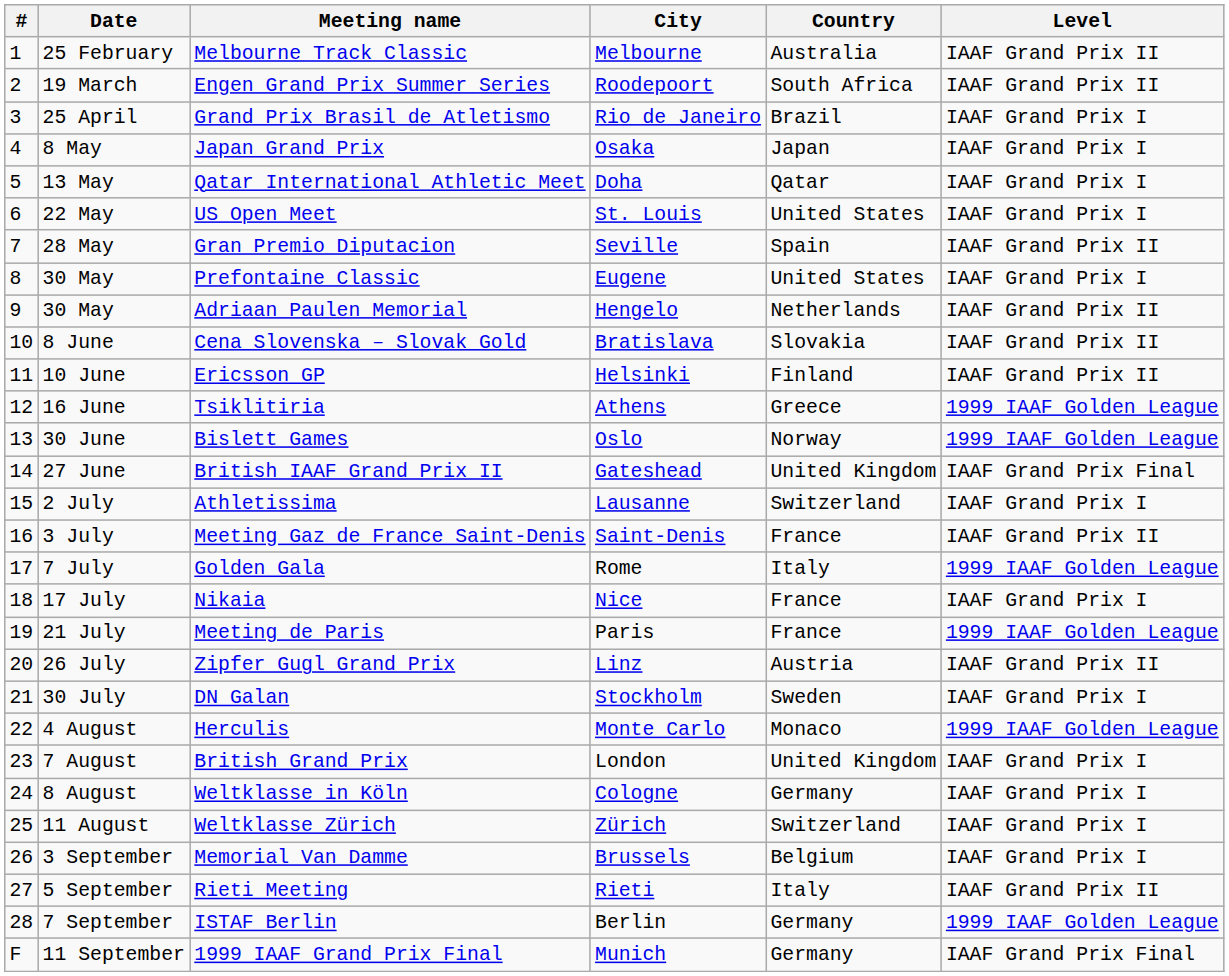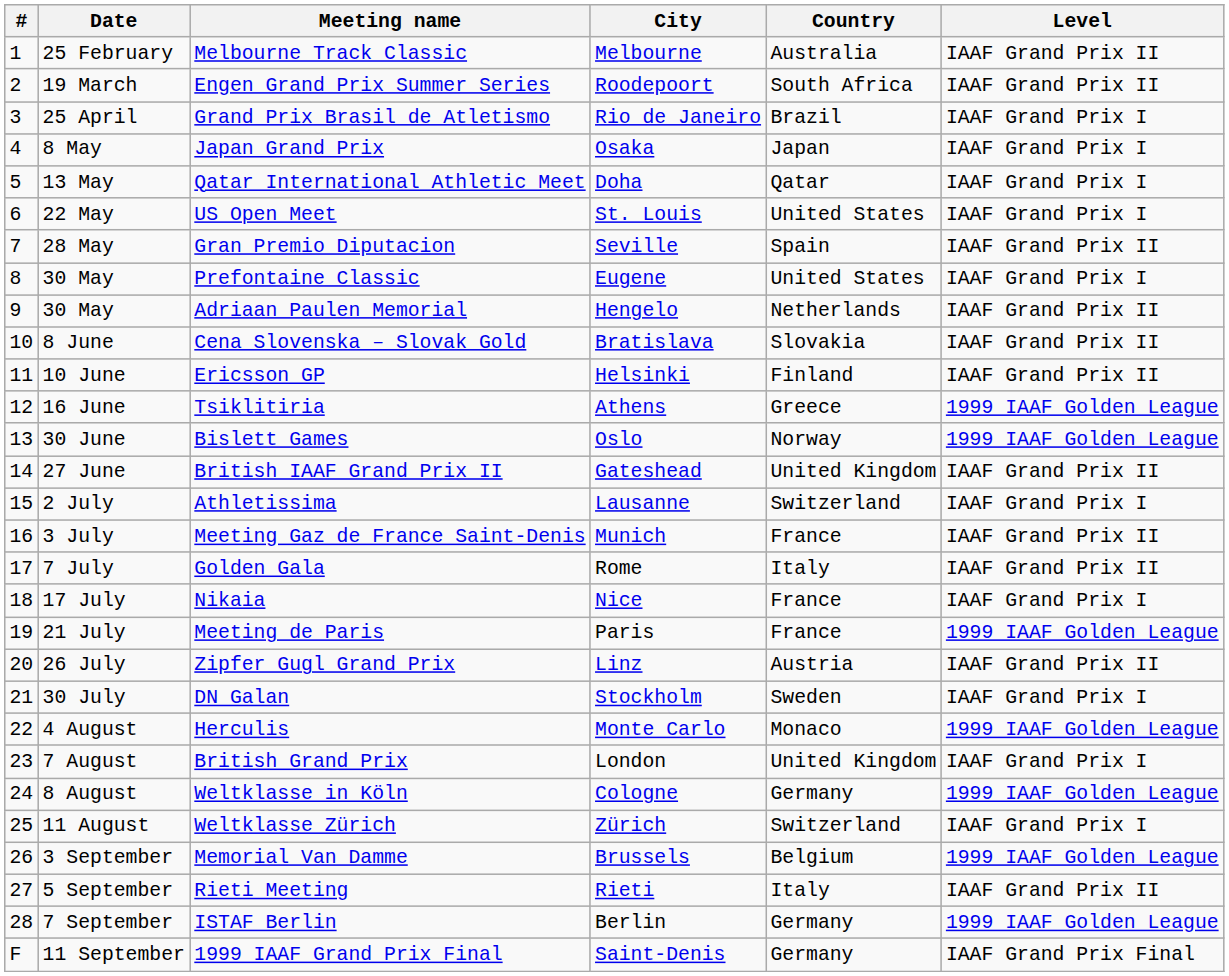(1070, 472) IAAF Grand Prix Final -> (1053, 472) IAAF Grand Prix II
(660, 536) Saint-Denis -> (631, 536) Munich
(1082, 568) 1999 IAAF Golden League -> (1053, 568) IAAF Grand Prix II
(1047, 794) IAAF Grand Prix I -> (1082, 794) 1999 IAAF Golden League
(1047, 858) IAAF Grand Prix I -> (1082, 858) 1999 IAAF Golden League
(631, 955) Munich -> (660, 955) Saint-Denis
